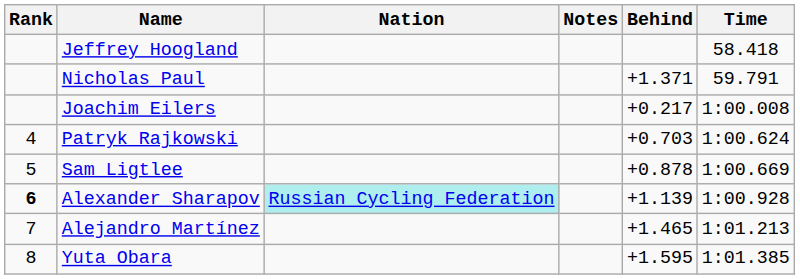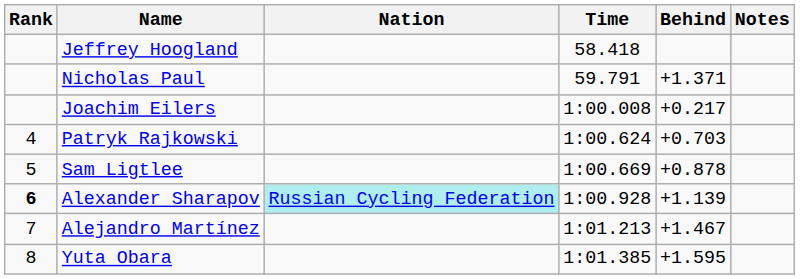columns swapped: (746, 20) <-> (591, 20)
(660, 229) +1.465 -> (693, 229) +1.467
